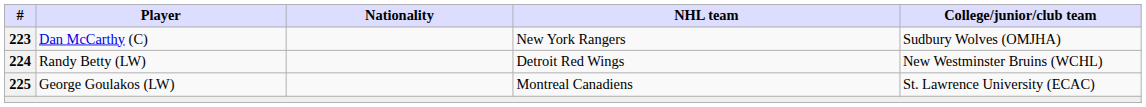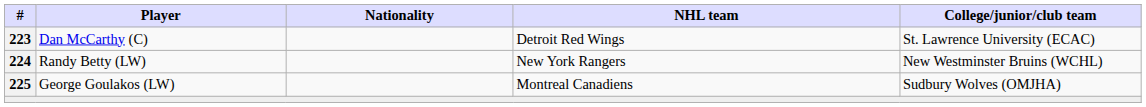(571, 38) New York Rangers -> (570, 38) Detroit Red Wings
(982, 38) Sudbury Wolves (OMJHA) -> (999, 38) St. Lawrence University (ECAC)
(570, 61) Detroit Red Wings -> (571, 61) New York Rangers
(999, 84) St. Lawrence University (ECAC) -> (982, 84) Sudbury Wolves (OMJHA)
